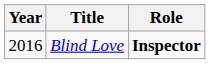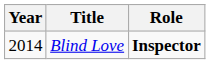(25, 44) 2016 -> (25, 44) 2014
